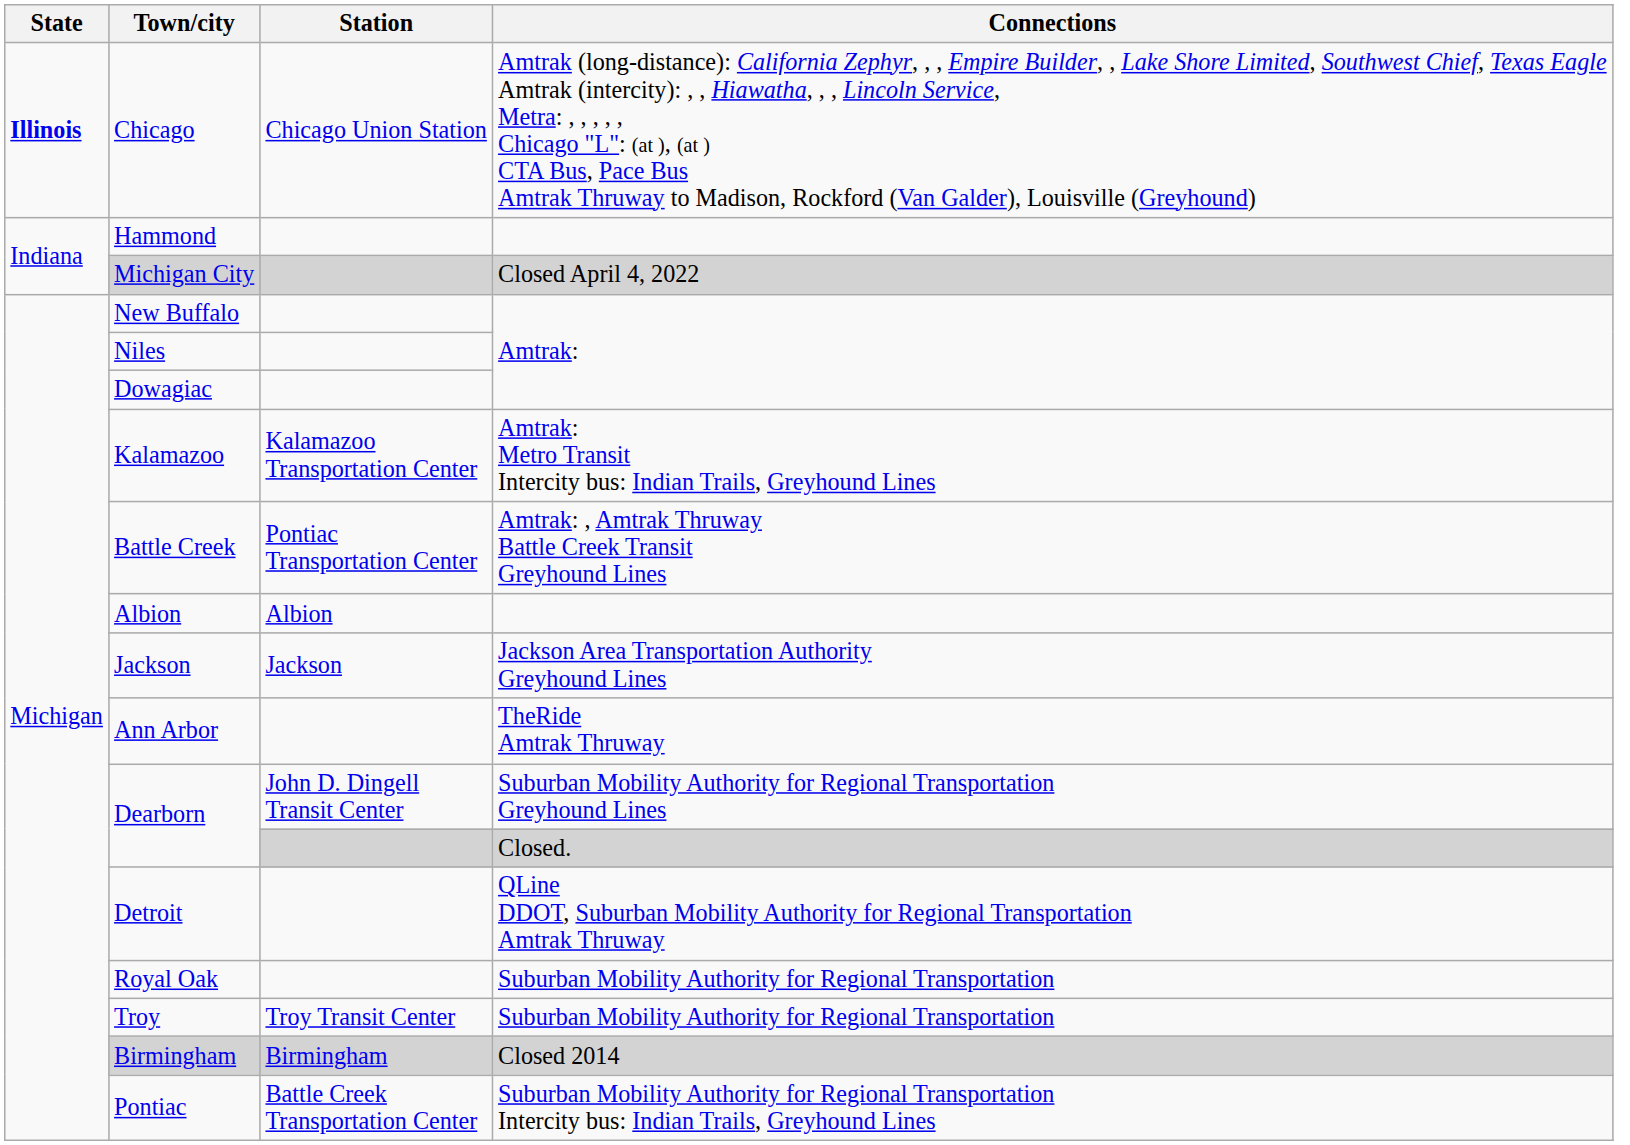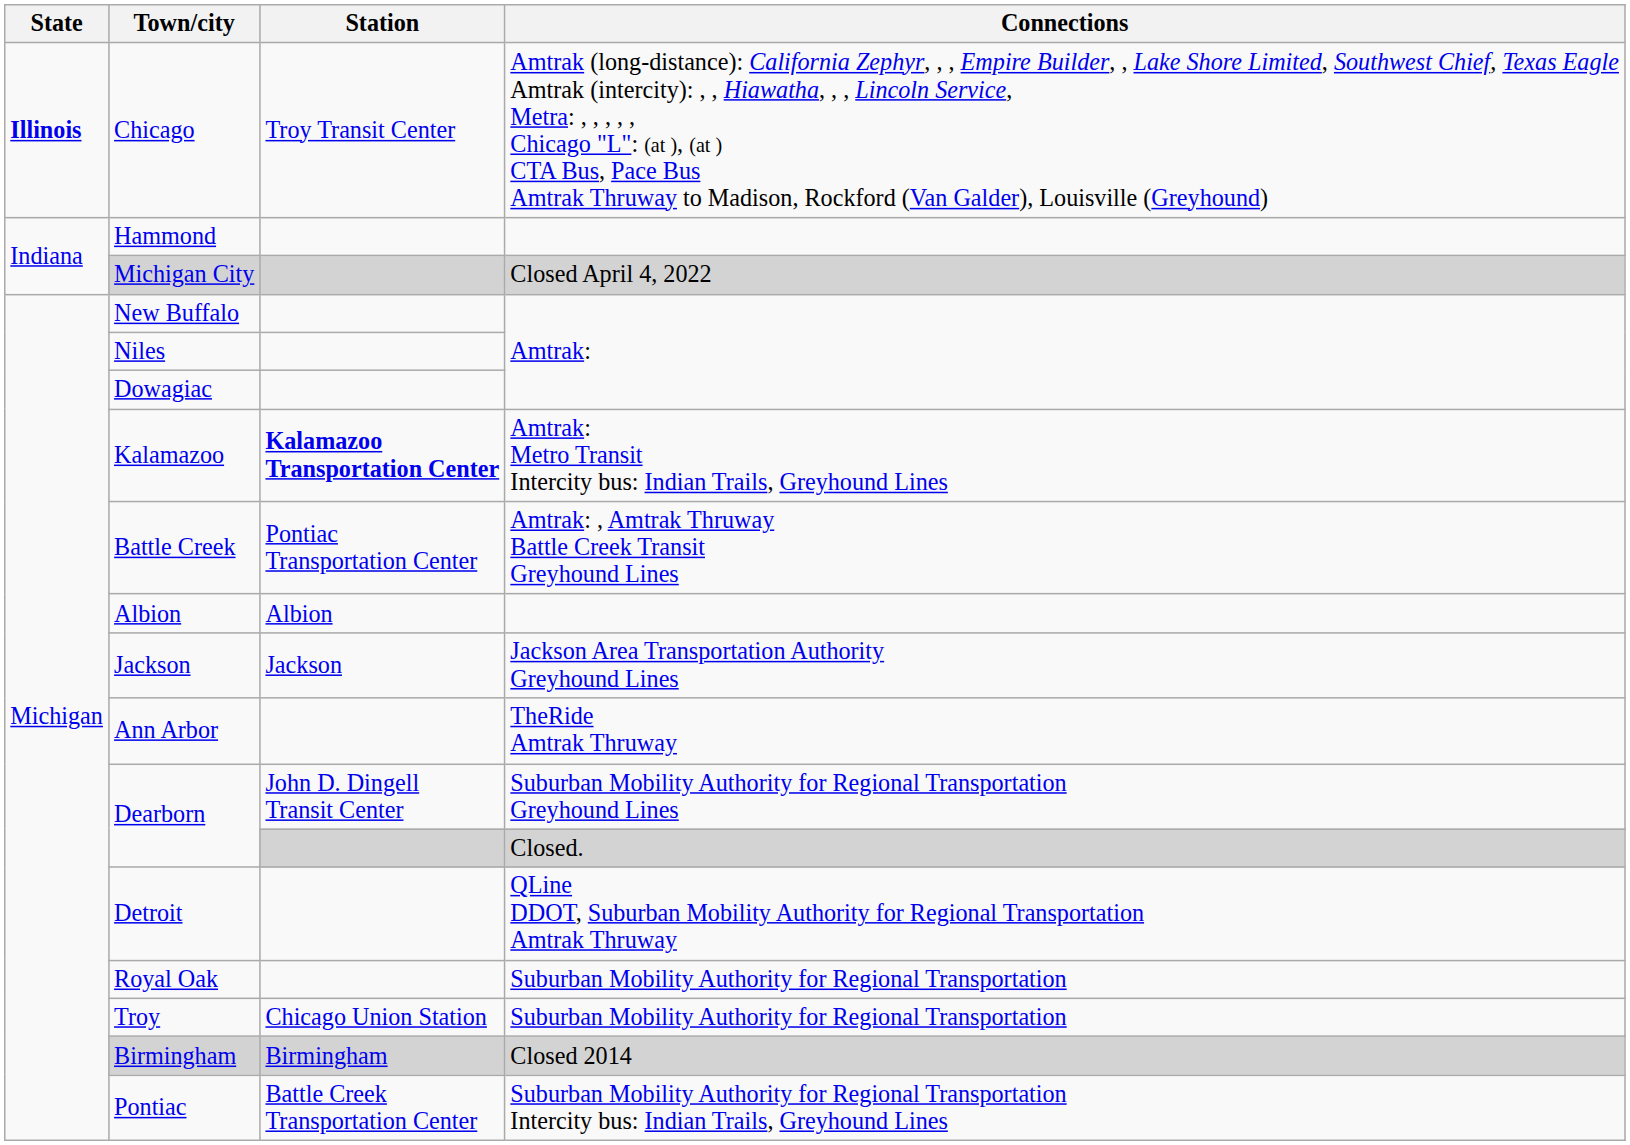(376, 129) Chicago Union Station -> (360, 129) Troy Transit Center
(371, 454) normal -> (382, 454) bold
(360, 1017) Troy Transit Center -> (376, 1017) Chicago Union Station
